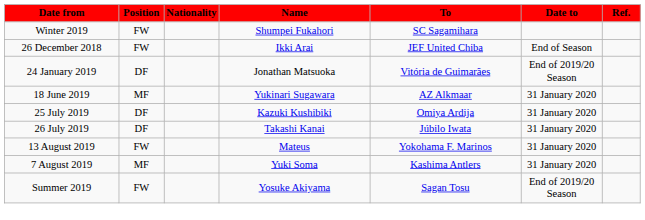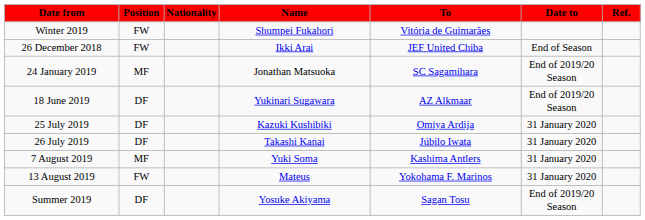(445, 30) SC Sagamihara -> (445, 30) Vitória de Guimarães
(141, 71) DF -> (141, 71) MF
(445, 71) Vitória de Guimarães -> (445, 71) SC Sagamihara
(141, 95) MF -> (141, 101) DF
(562, 95) 31 January 2020 -> (562, 101) End of 2019/20 Season
rows swapped: (62, 164) <-> (62, 147)
(141, 188) FW -> (141, 200) DF
